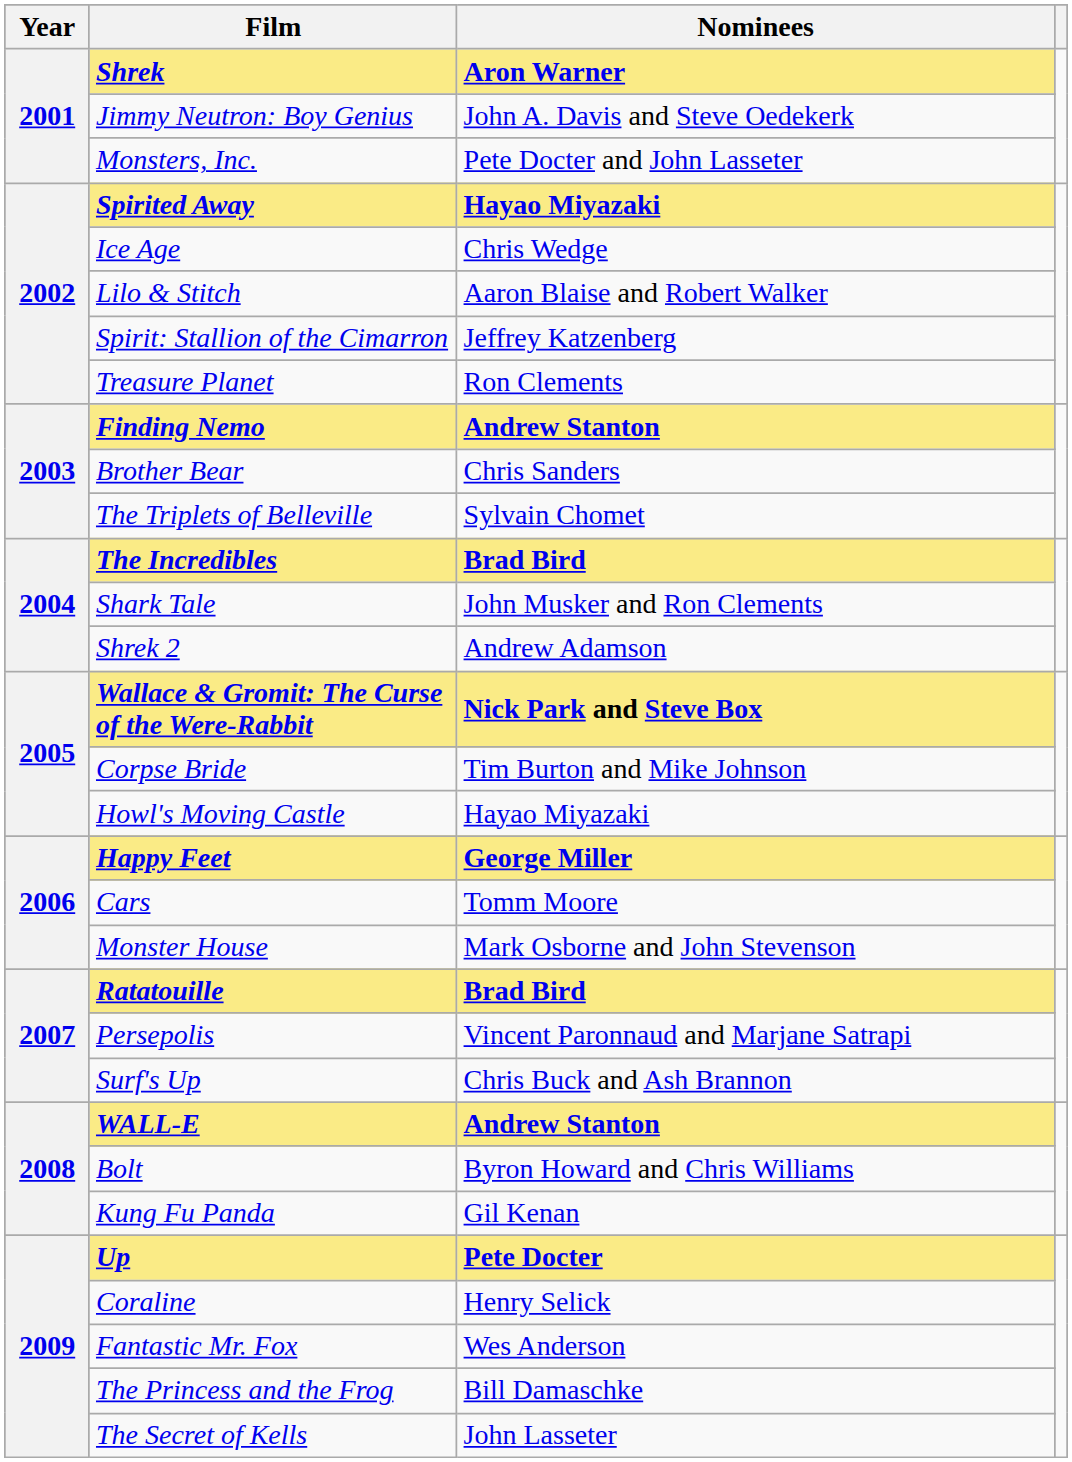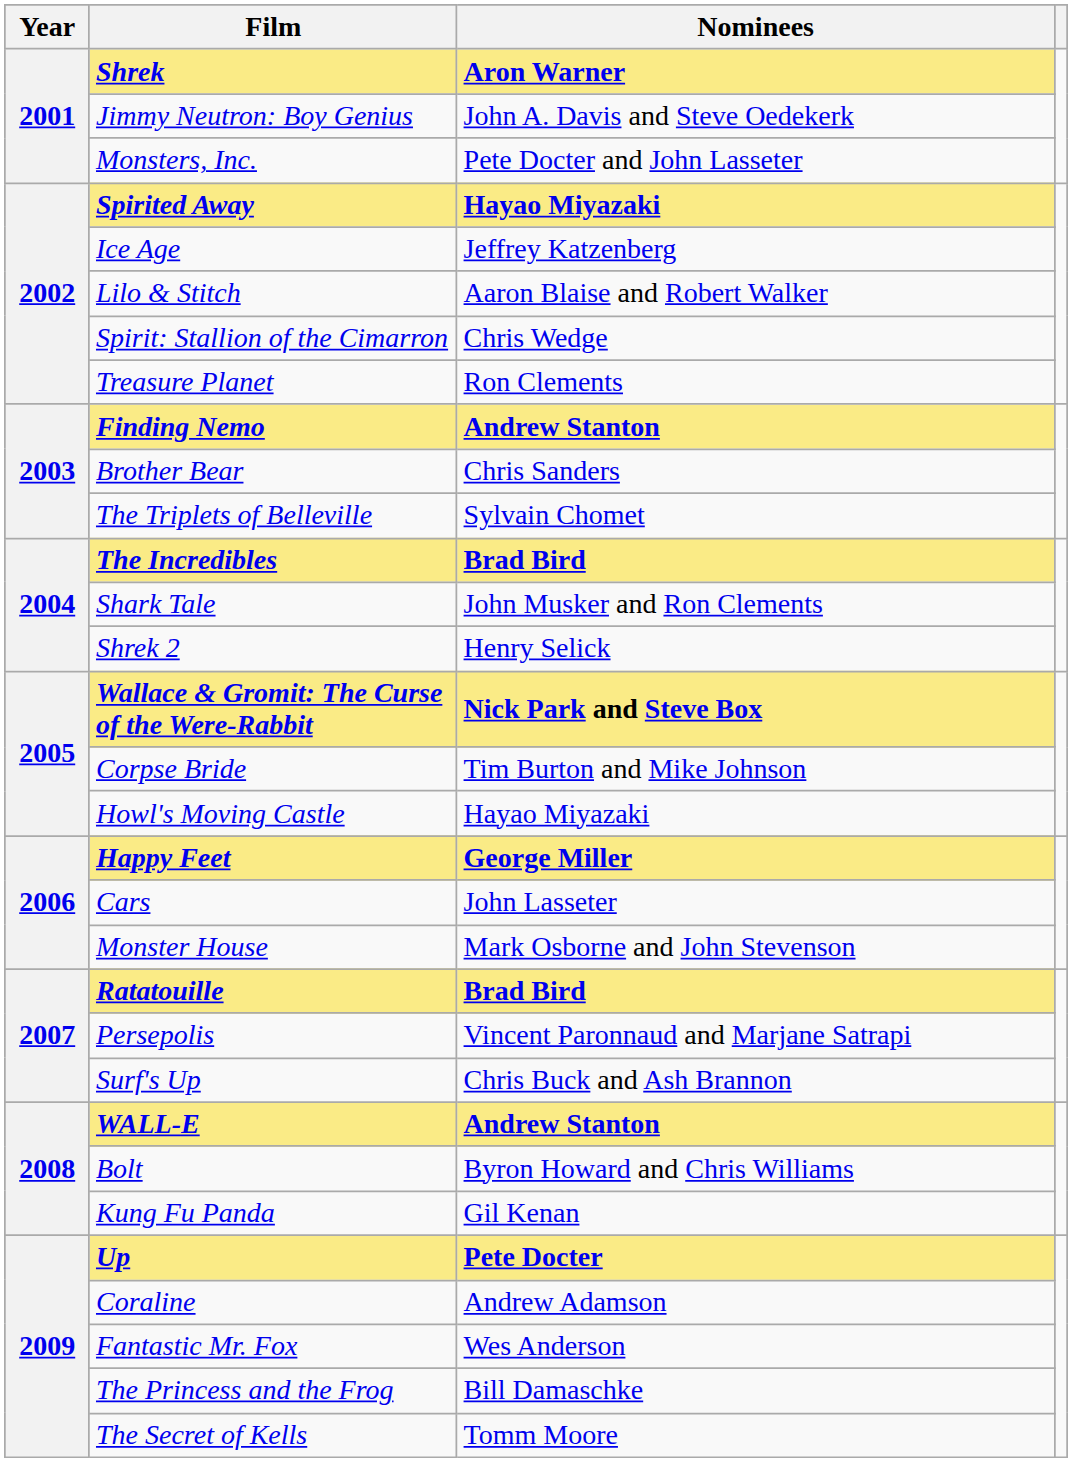(536, 248) Chris Wedge -> (570, 248) Jeffrey Katzenberg
(570, 337) Jeffrey Katzenberg -> (536, 337) Chris Wedge
(565, 648) Andrew Adamson -> (537, 648) Henry Selick
(541, 901) Tomm Moore -> (540, 901) John Lasseter
(537, 1301) Henry Selick -> (565, 1301) Andrew Adamson
(540, 1434) John Lasseter -> (541, 1434) Tomm Moore
